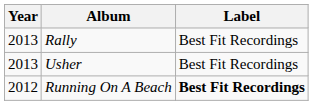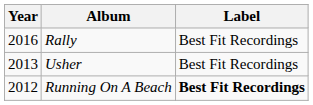(23, 40) 2013 -> (23, 40) 2016
